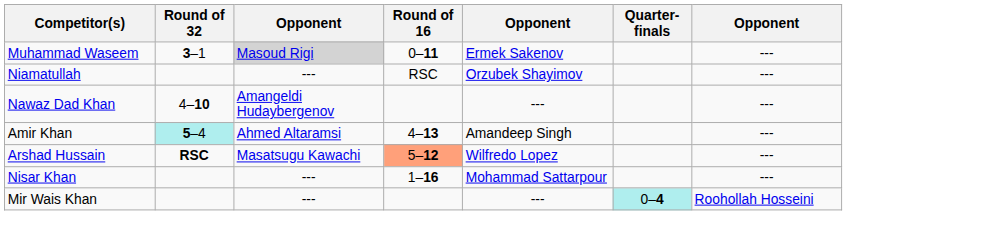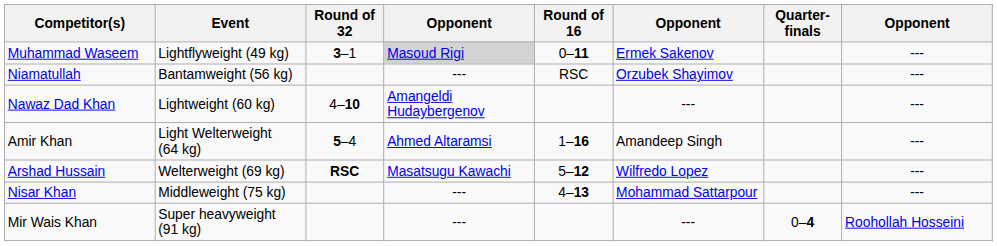+ column: (230, 23)
(194, 134) paleturquoise background -> (345, 142) no background
(423, 134) 4–13 -> (574, 142) 1–16
(423, 156) lightsalmon background -> (574, 171) no background
(423, 178) 1–16 -> (574, 193) 4–13
(652, 199) paleturquoise background -> (803, 222) no background
